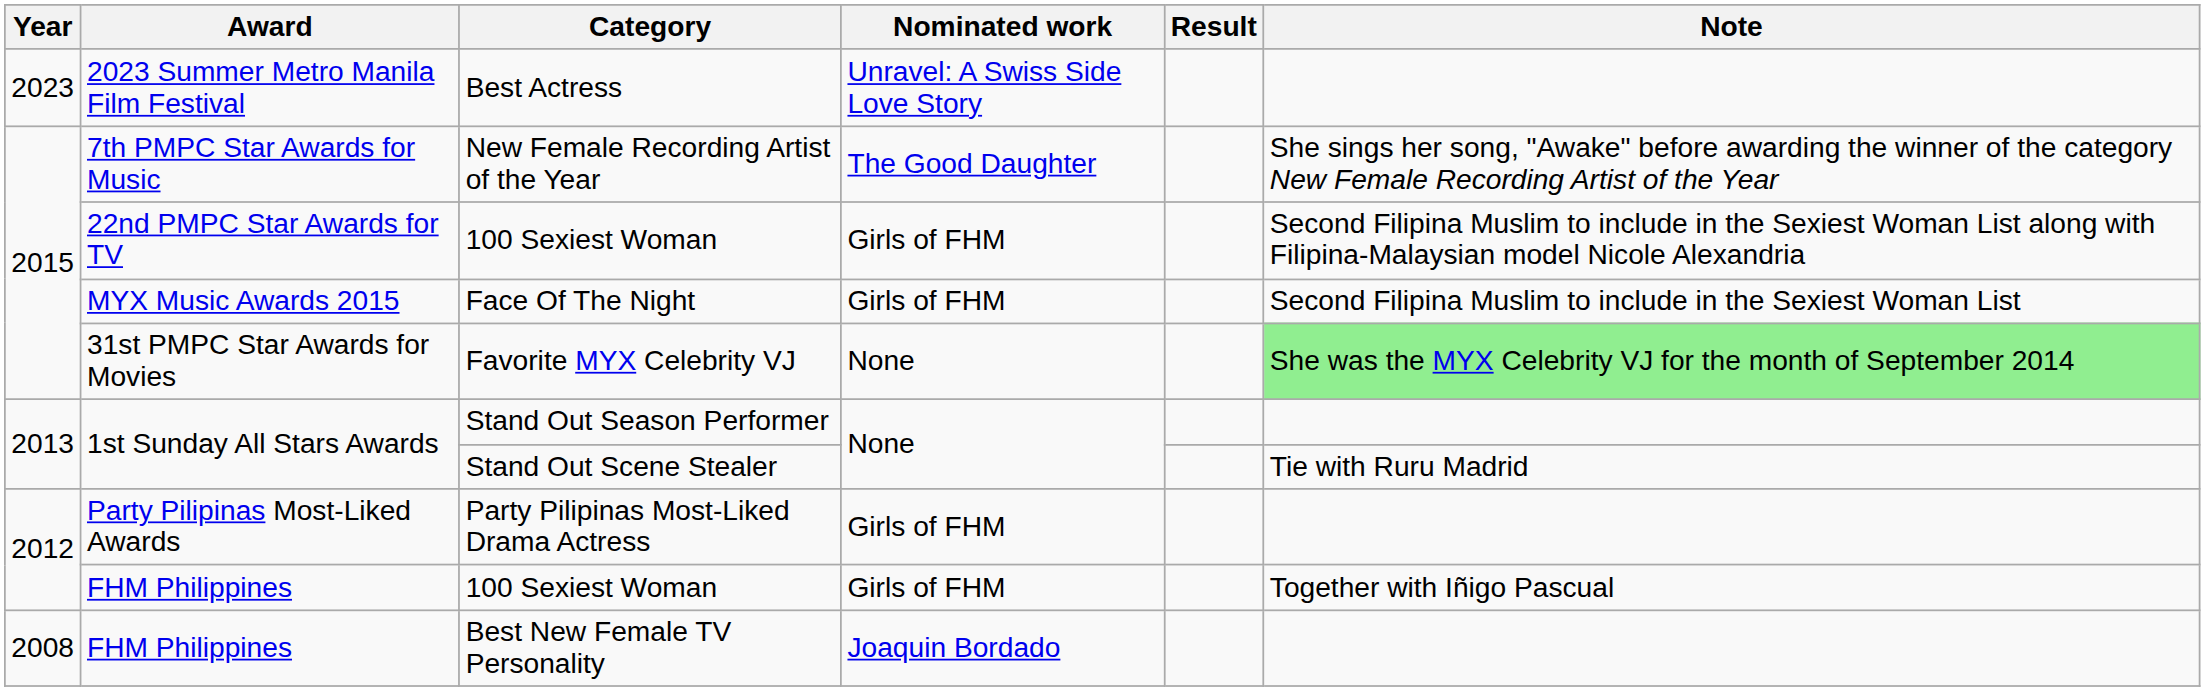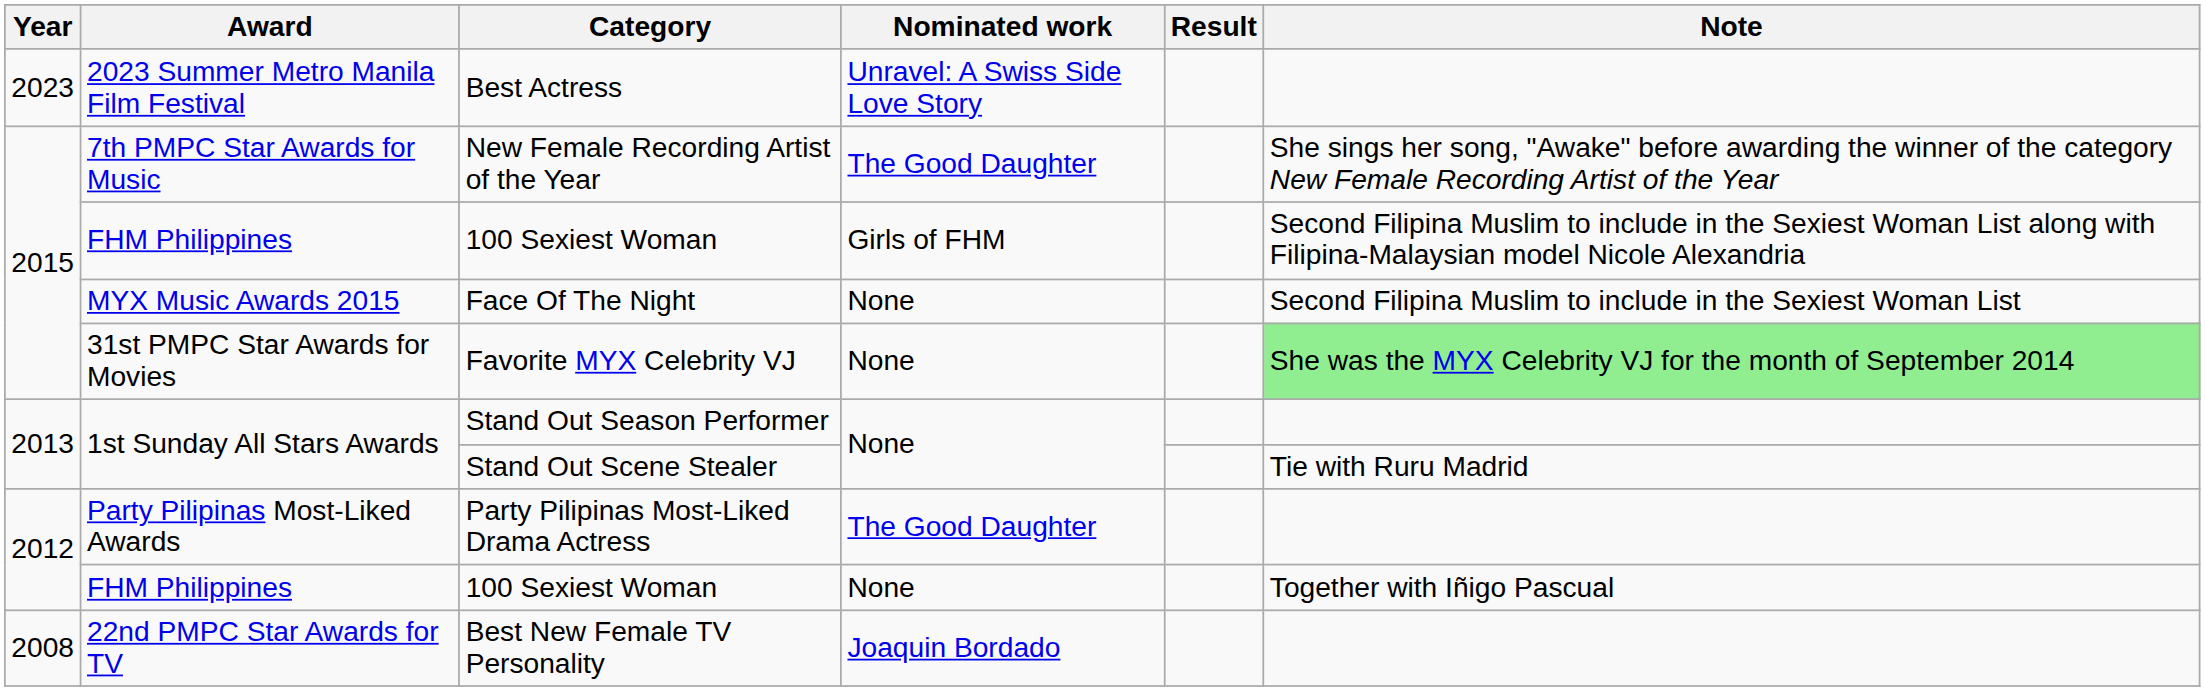(263, 240) 22nd PMPC Star Awards for TV -> (190, 240) FHM Philippines
(926, 300) Girls of FHM -> (881, 300) None
(926, 526) Girls of FHM -> (972, 526) The Good Daughter
(926, 587) Girls of FHM -> (881, 587) None
(190, 647) FHM Philippines -> (263, 647) 22nd PMPC Star Awards for TV
